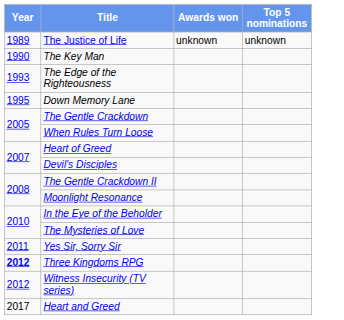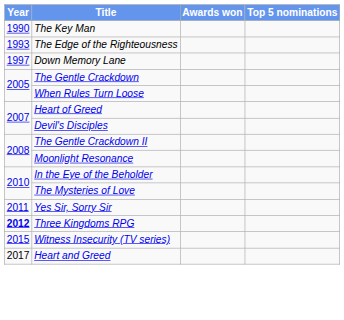- row: (85, 40)
(18, 100) 1995 -> (18, 61) 1997
(18, 285) 2012 -> (18, 239) 2015
